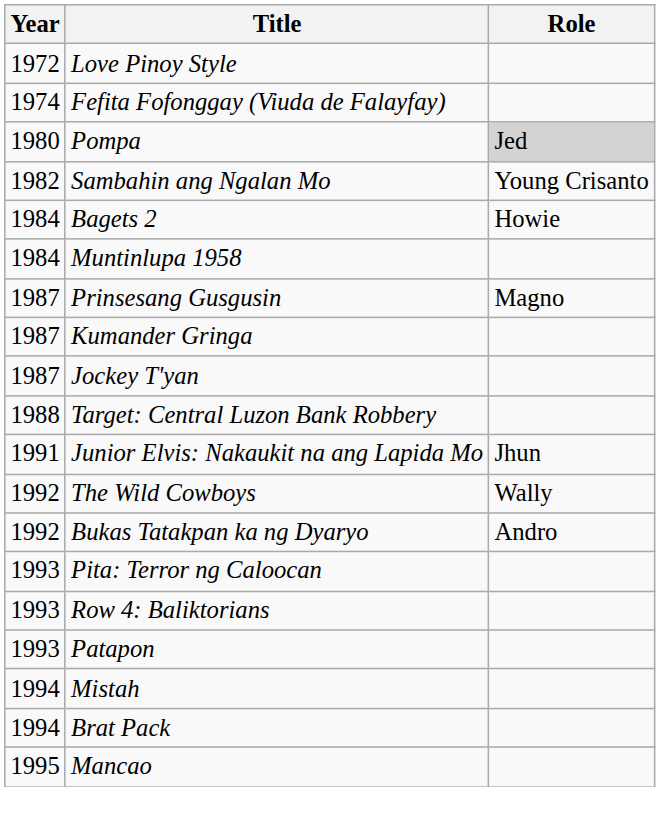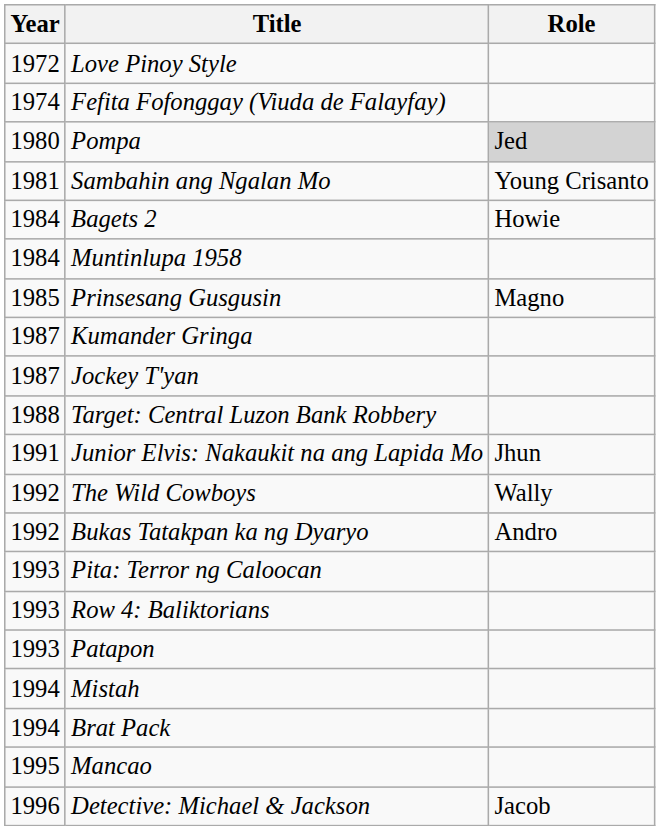(35, 180) 1982 -> (35, 180) 1981
(35, 297) 1987 -> (35, 297) 1985
+ row: (221, 805)
